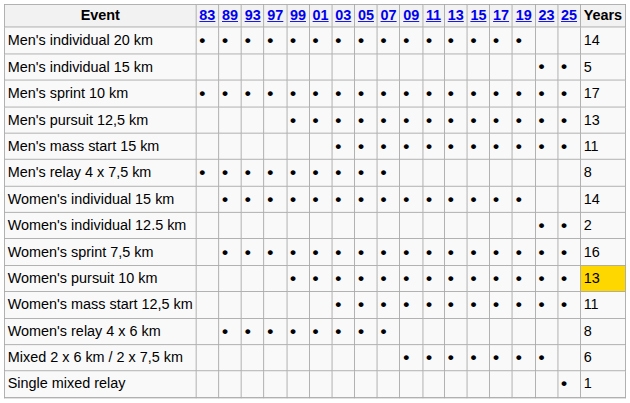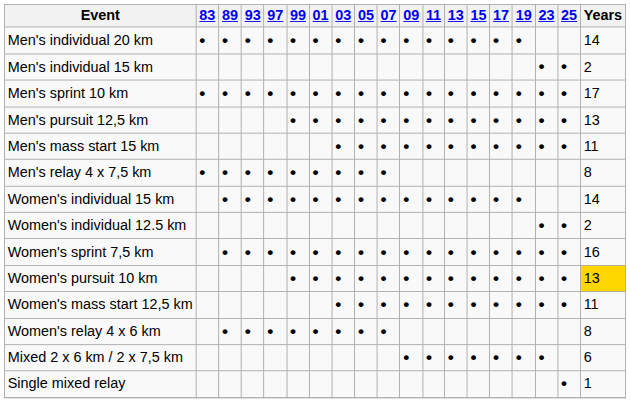(588, 66) 5 -> (588, 66) 2
